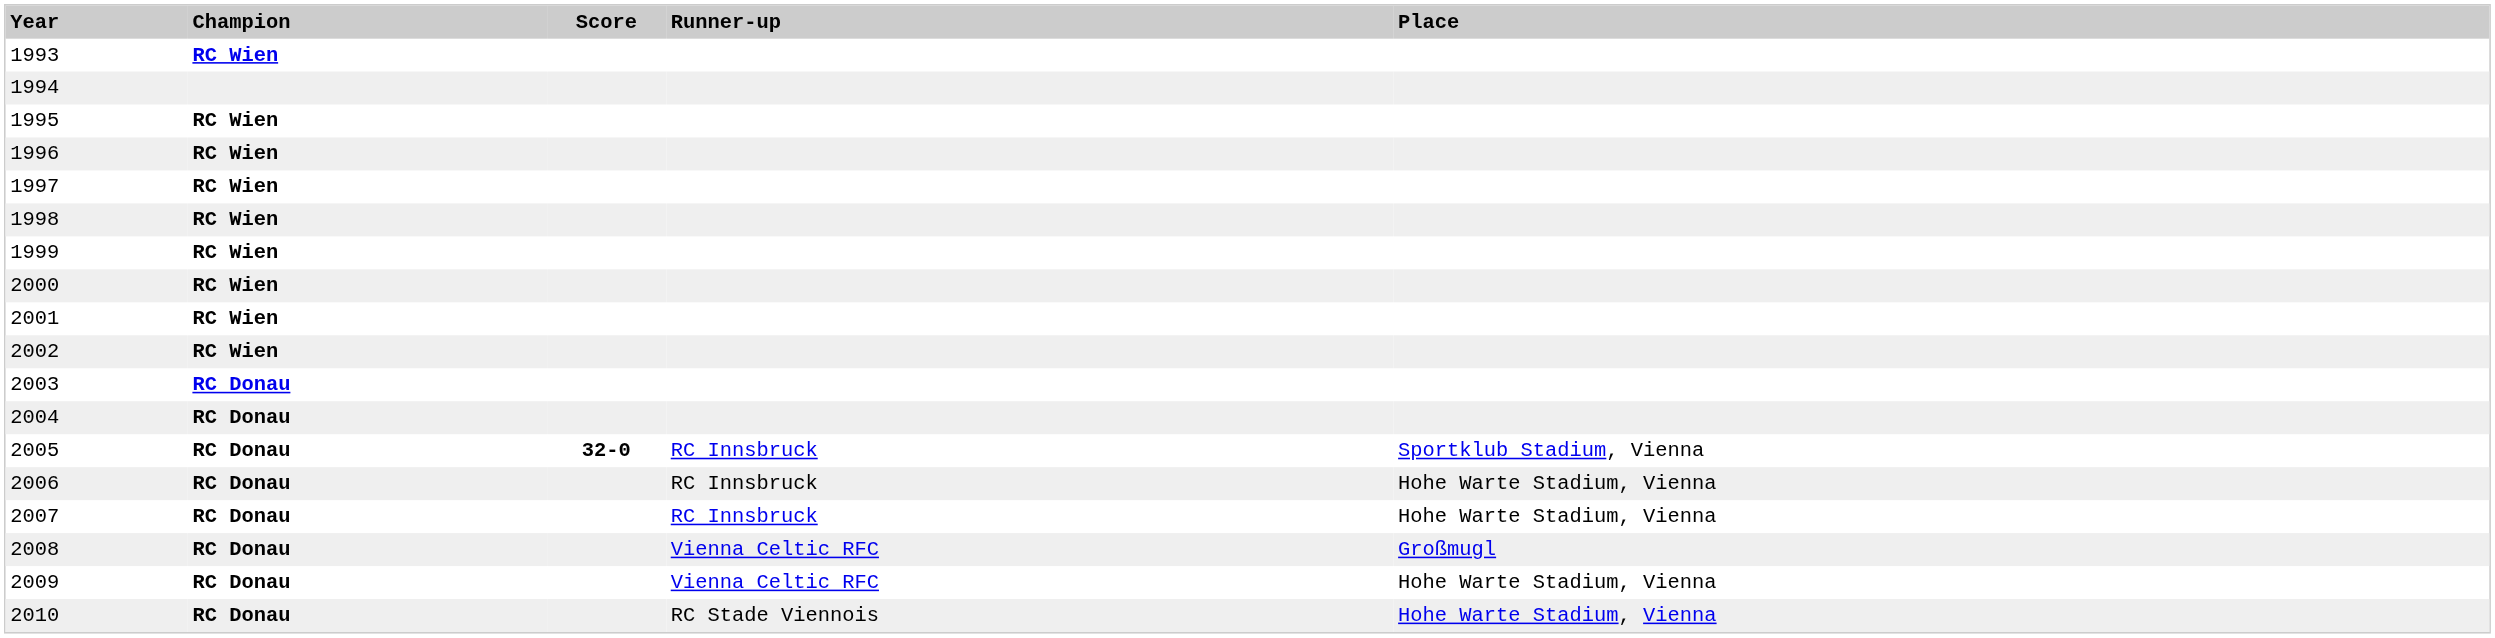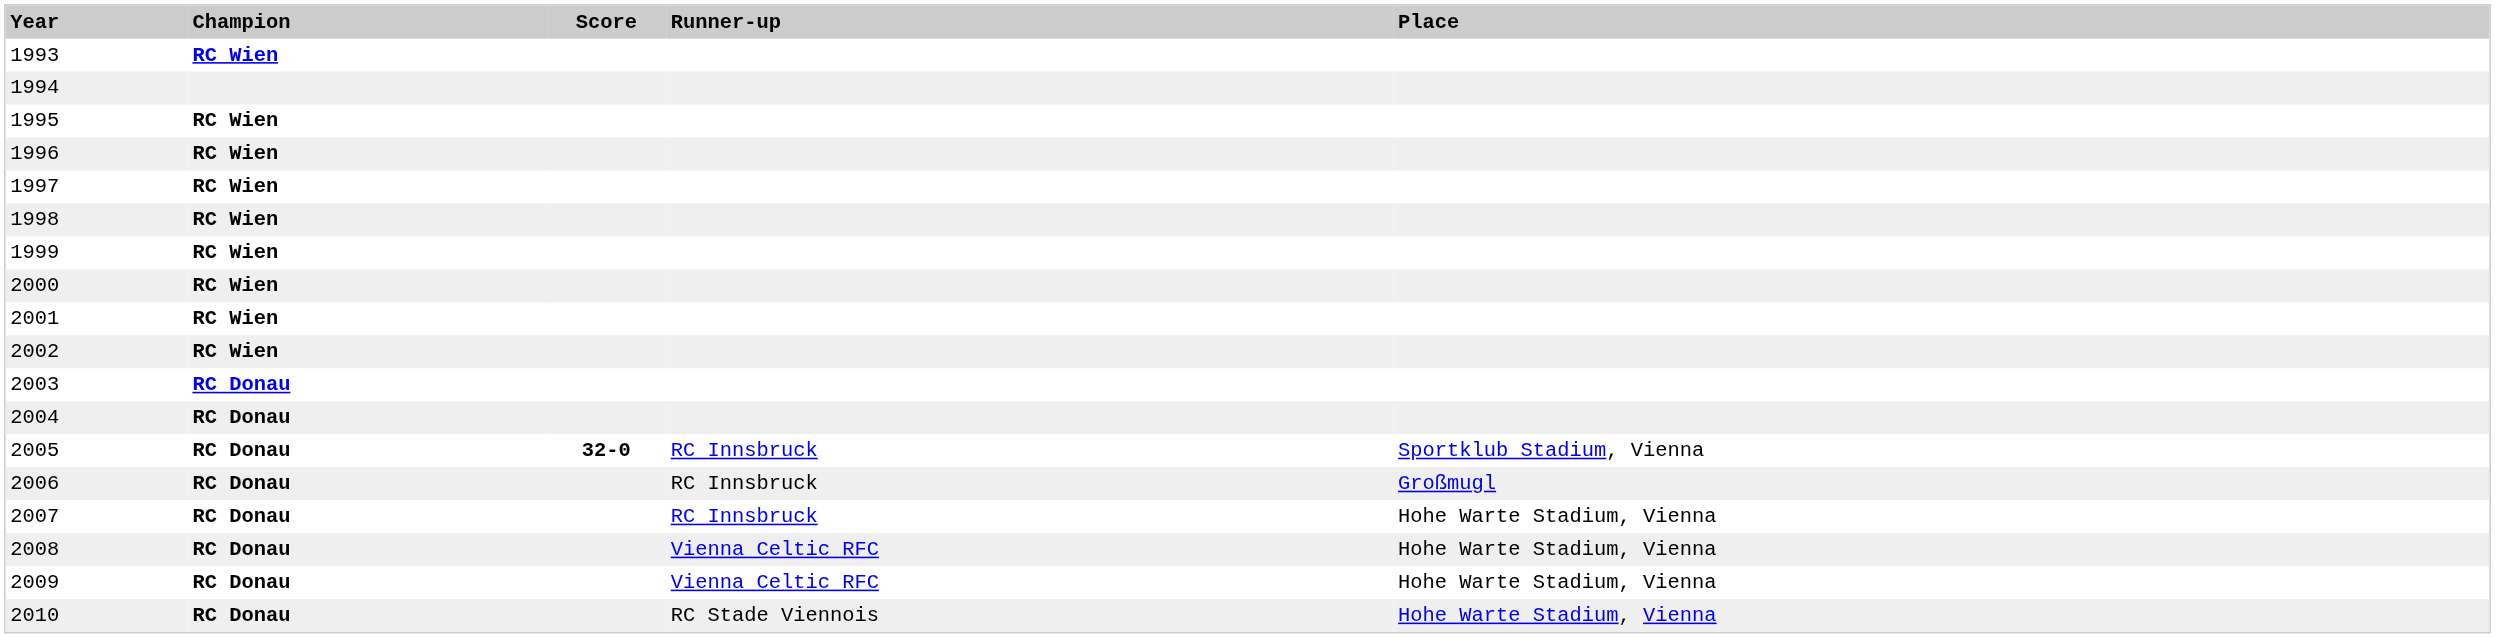(1557, 484) Hohe Warte Stadium, Vienna -> (1447, 484) Großmugl
(1447, 550) Großmugl -> (1557, 550) Hohe Warte Stadium, Vienna
